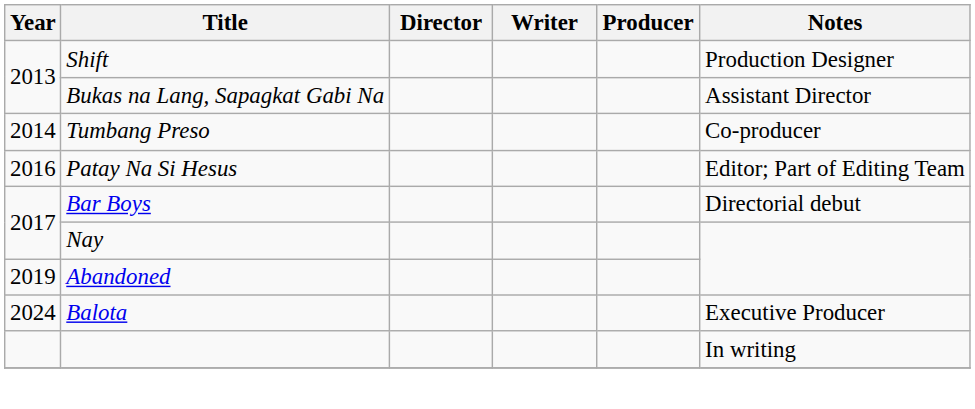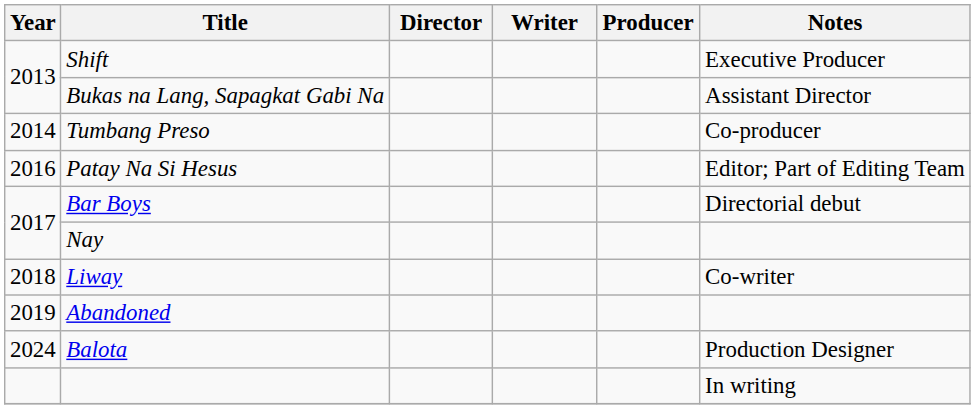(799, 58) Production Designer -> (795, 58) Executive Producer
+ row: (33, 276)
(795, 312) Executive Producer -> (799, 349) Production Designer
